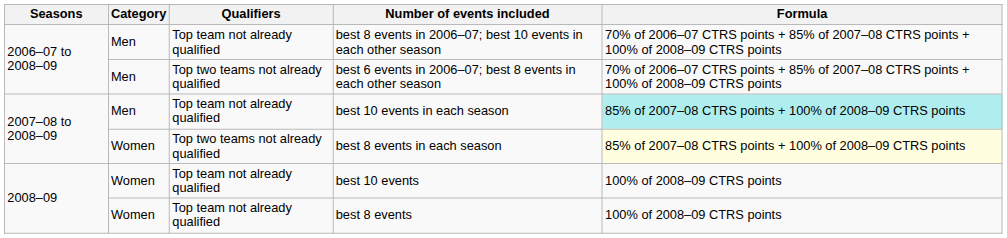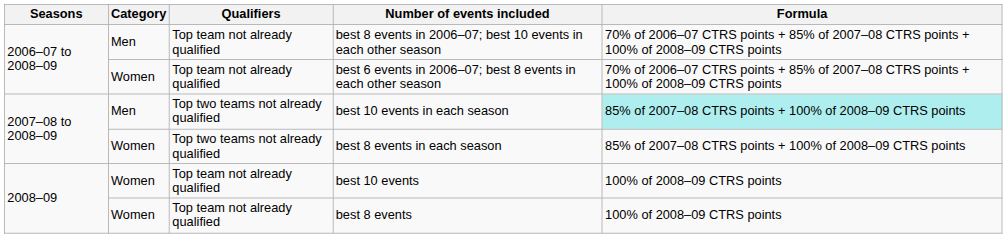(123, 76) Men -> (133, 76) Women
(247, 76) Top two teams not already qualified -> (232, 76) Top team not already qualified
(232, 111) Top team not already qualified -> (247, 111) Top two teams not already qualified
(785, 146) lightyellow background -> (785, 146) no background
